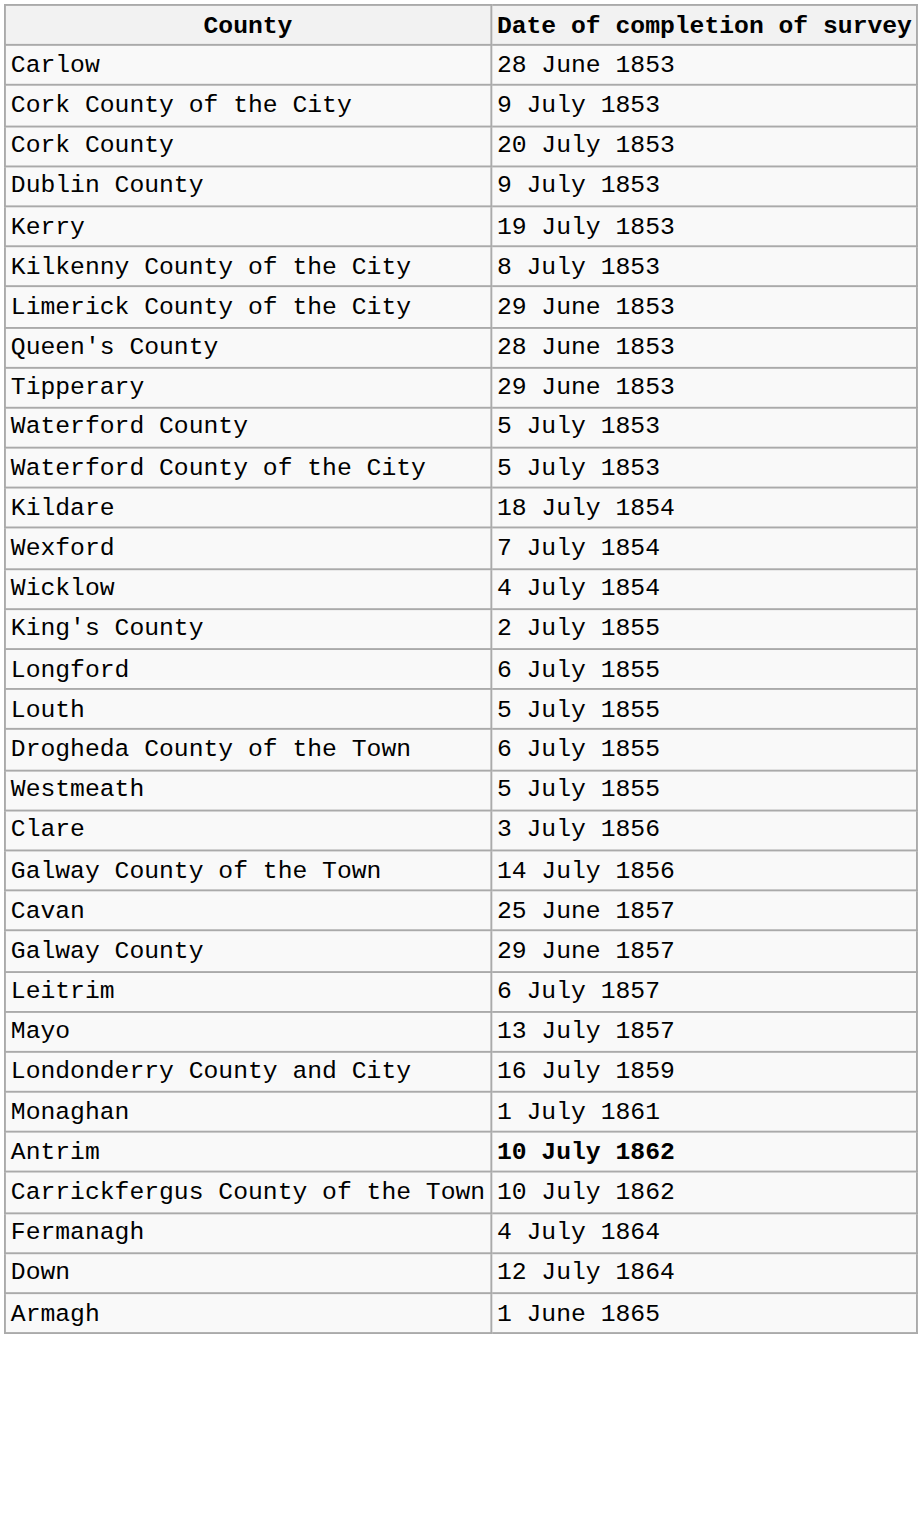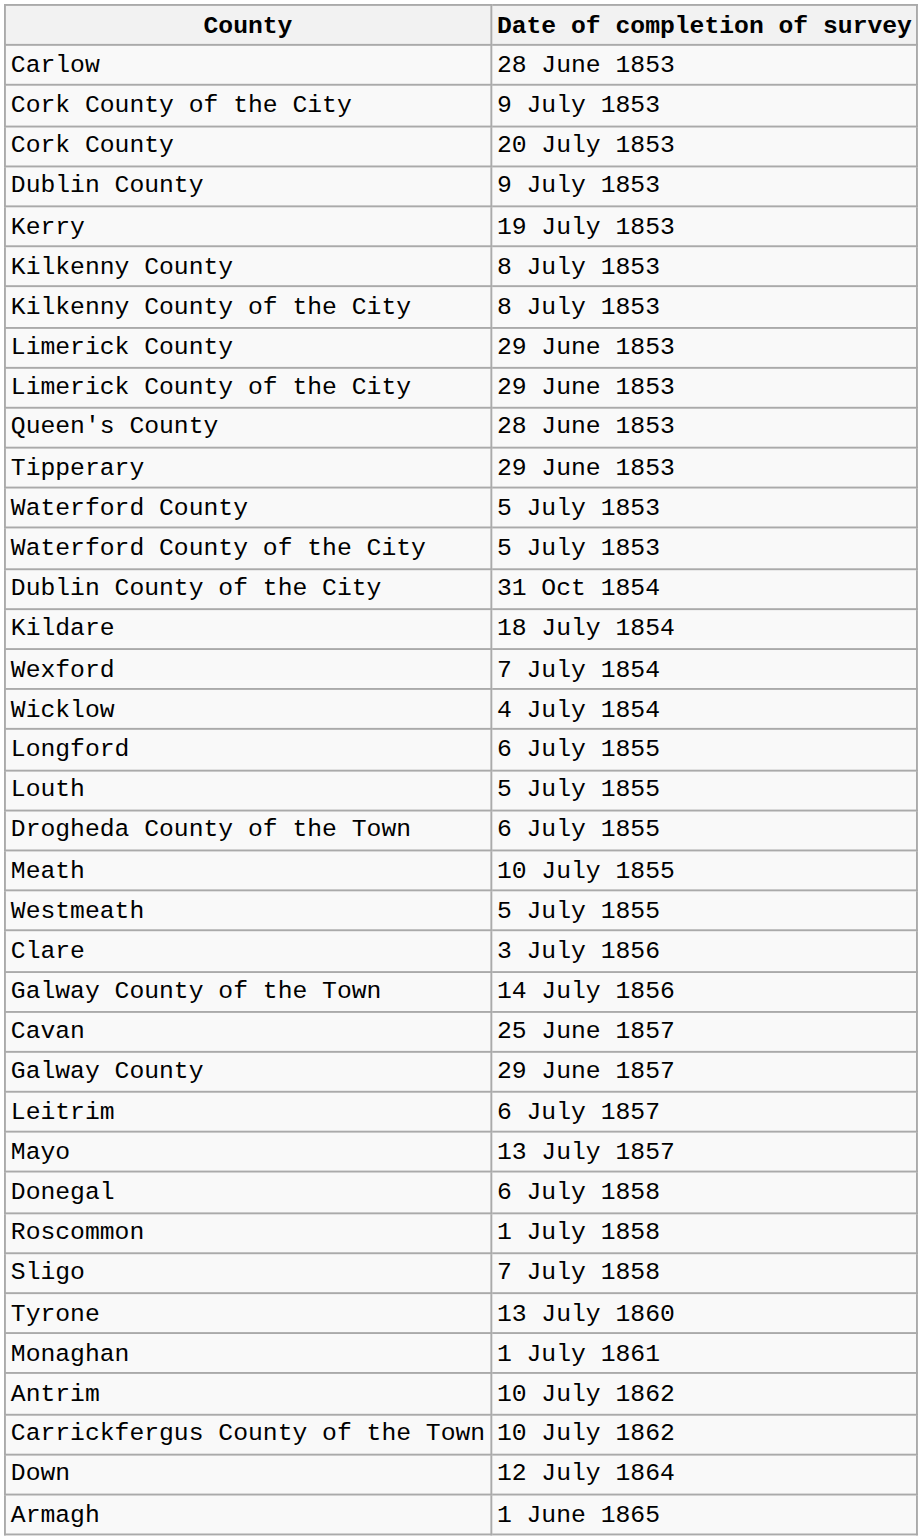+ row: (122, 267)
+ row: (122, 347)
+ row: (196, 589)
- row: (107, 629)
+ row: (48, 870)
+ row: (63, 1193)
+ row: (78, 1233)
+ row: (48, 1273)
- row: (211, 1072)
+ row: (55, 1313)
(586, 1152) bold -> (586, 1394) normal
- row: (78, 1233)
